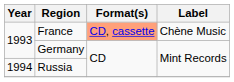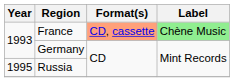(193, 31) no background -> (193, 31) lightgreen background
(20, 67) 1994 -> (20, 67) 1995
